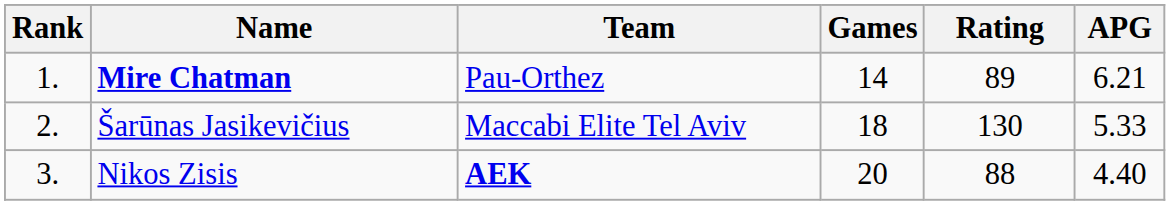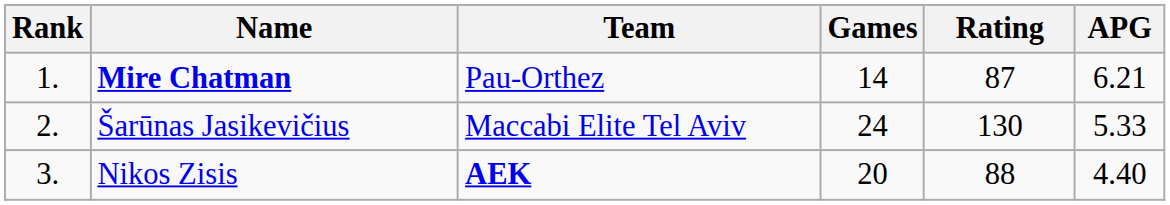(1000, 77) 89 -> (1000, 77) 87
(873, 125) 18 -> (873, 125) 24
